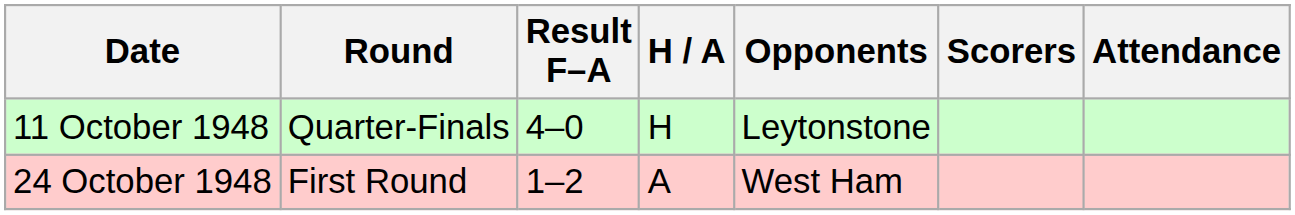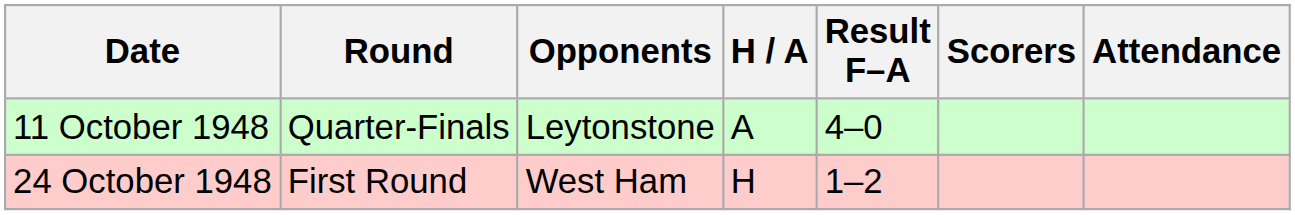columns swapped: (836, 51) <-> (579, 51)
(660, 126) H -> (742, 126) A
(659, 181) A -> (743, 181) H
